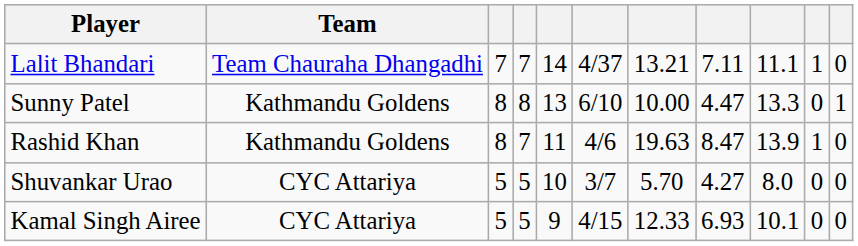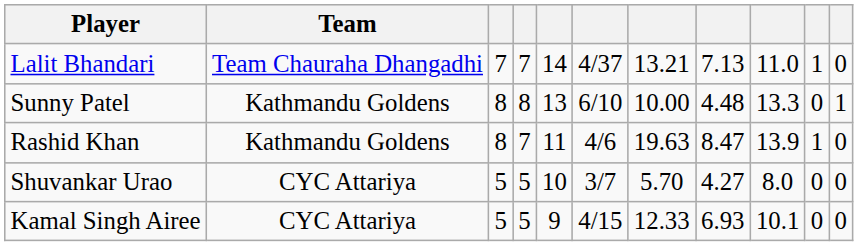(723, 63) 7.11 -> (723, 63) 7.13
(778, 63) 11.1 -> (778, 63) 11.0
(723, 102) 4.47 -> (723, 102) 4.48
